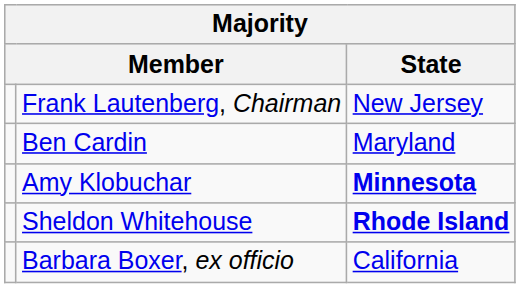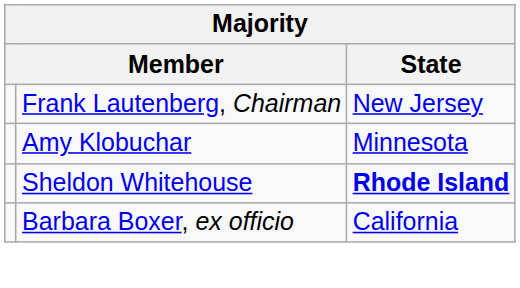- row: (84, 143)
(414, 182) bold -> (410, 143) normal
